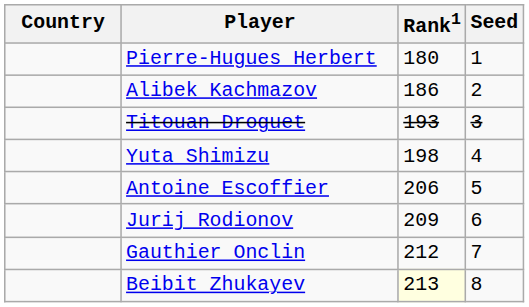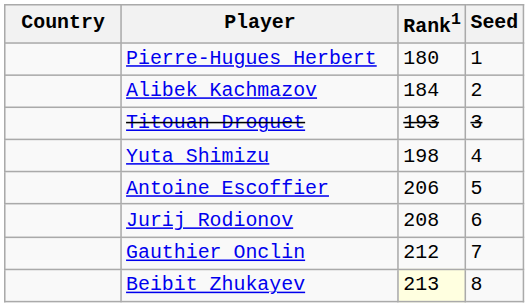(421, 91) 186 -> (421, 91) 184
(421, 221) 209 -> (421, 221) 208
